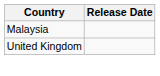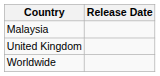+ row: (31, 63)
